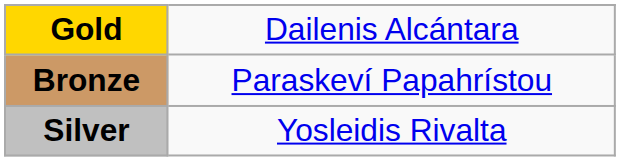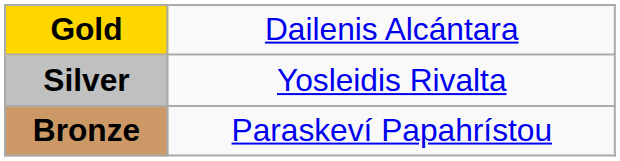rows swapped: (86, 130) <-> (86, 79)
